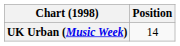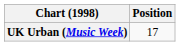(152, 31) 14 -> (152, 31) 17
